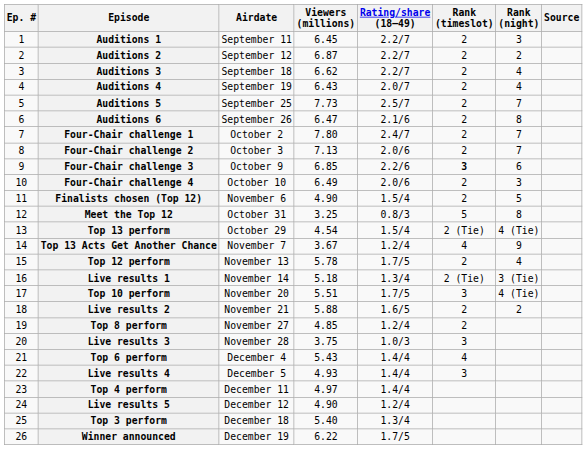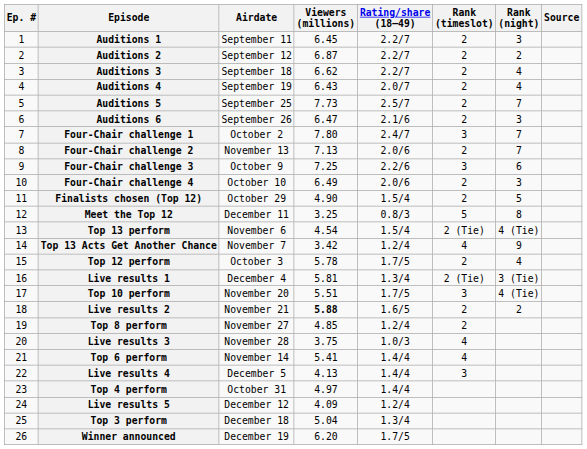(519, 119) 8 -> (519, 119) 3
(464, 135) 2 -> (464, 135) 3
(257, 151) October 3 -> (257, 151) November 13
(326, 167) 6.85 -> (326, 167) 7.25
(464, 167) bold -> (464, 167) normal
(257, 198) November 6 -> (257, 198) October 29
(257, 214) October 31 -> (257, 214) December 11
(257, 230) October 29 -> (257, 230) November 6
(326, 246) 3.67 -> (326, 246) 3.42
(257, 262) November 13 -> (257, 262) October 3
(257, 278) November 14 -> (257, 278) December 4
(326, 278) 5.18 -> (326, 278) 5.81
(326, 310) normal -> (326, 310) bold
(464, 341) 3 -> (464, 341) 4
(257, 357) December 4 -> (257, 357) November 14
(326, 357) 5.43 -> (326, 357) 5.41
(326, 373) 4.93 -> (326, 373) 4.13
(257, 389) December 11 -> (257, 389) October 31
(326, 405) 4.90 -> (326, 405) 4.09
(326, 421) 5.40 -> (326, 421) 5.04
(326, 437) 6.22 -> (326, 437) 6.20
